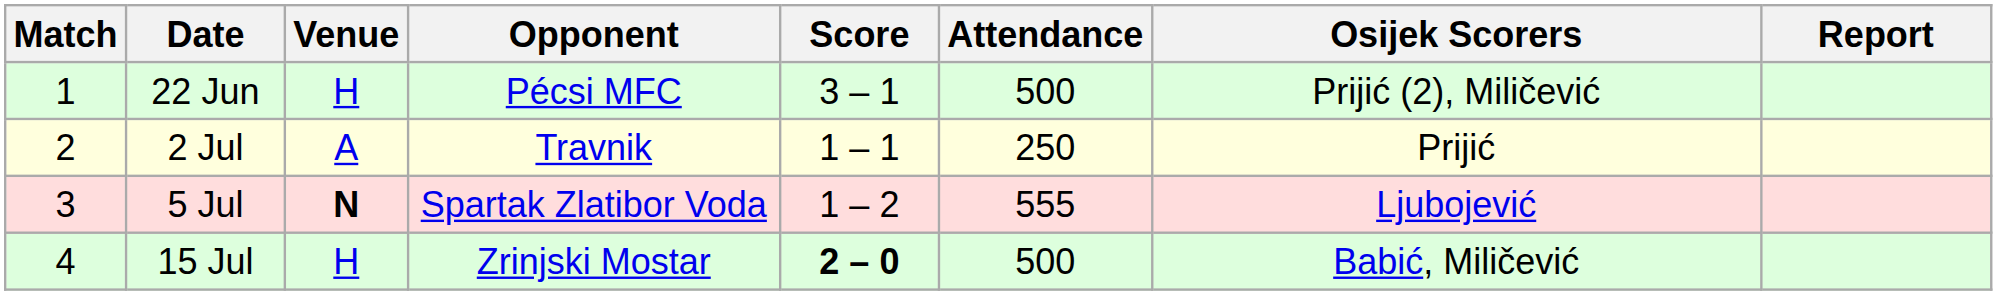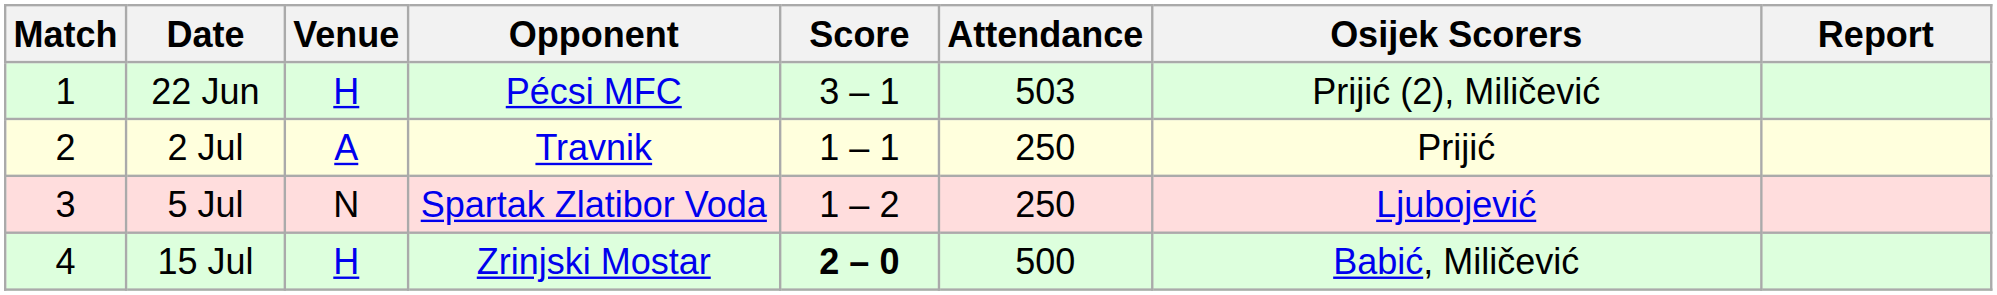(1045, 91) 500 -> (1045, 91) 503
(346, 205) bold -> (346, 205) normal
(1045, 205) 555 -> (1045, 205) 250
